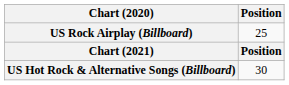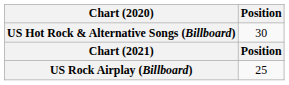rows swapped: (121, 70) <-> (121, 32)
